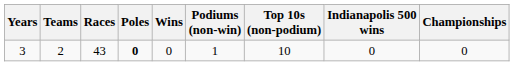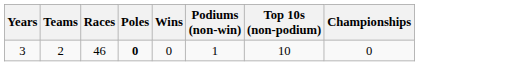- column: (372, 22)
(100, 50) 43 -> (100, 50) 46
